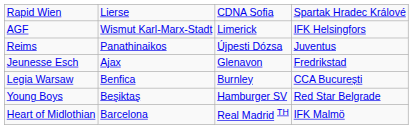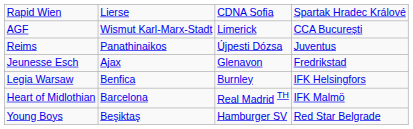(330, 29) IFK Helsingfors -> (328, 29) CCA București
(328, 79) CCA București -> (330, 79) IFK Helsingfors
rows swapped: (51, 114) <-> (35, 96)
